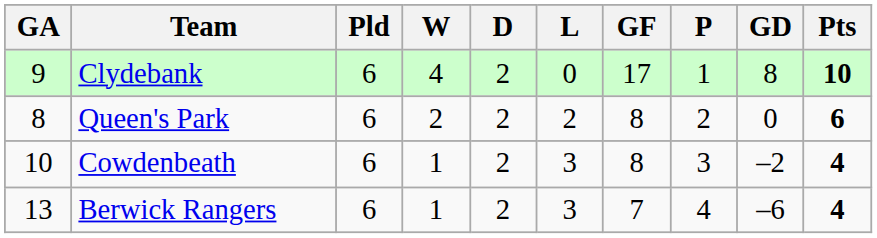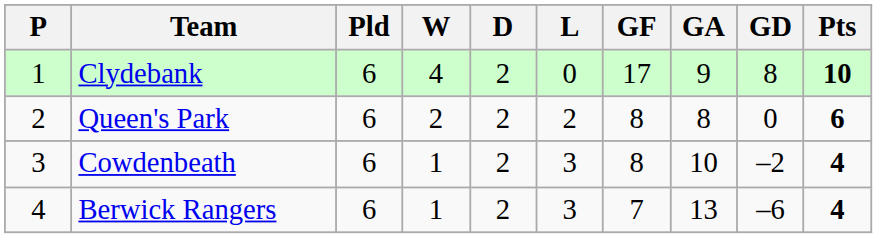columns swapped: (704, 27) <-> (38, 27)
